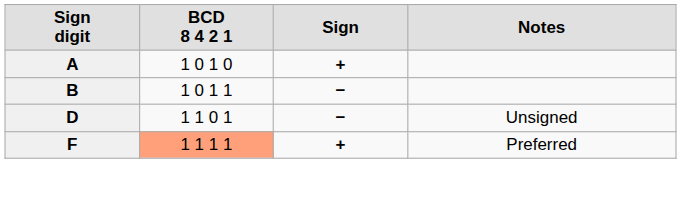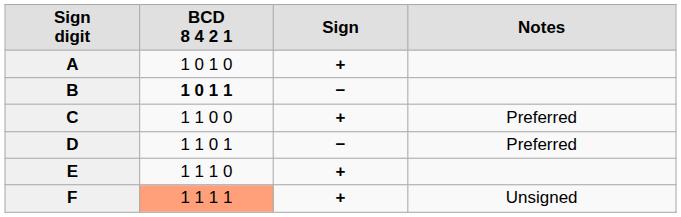(206, 90) normal -> (206, 90) bold
+ row: (72, 117)
(542, 117) Unsigned -> (542, 144) Preferred
+ row: (72, 171)
(542, 144) Preferred -> (542, 198) Unsigned
